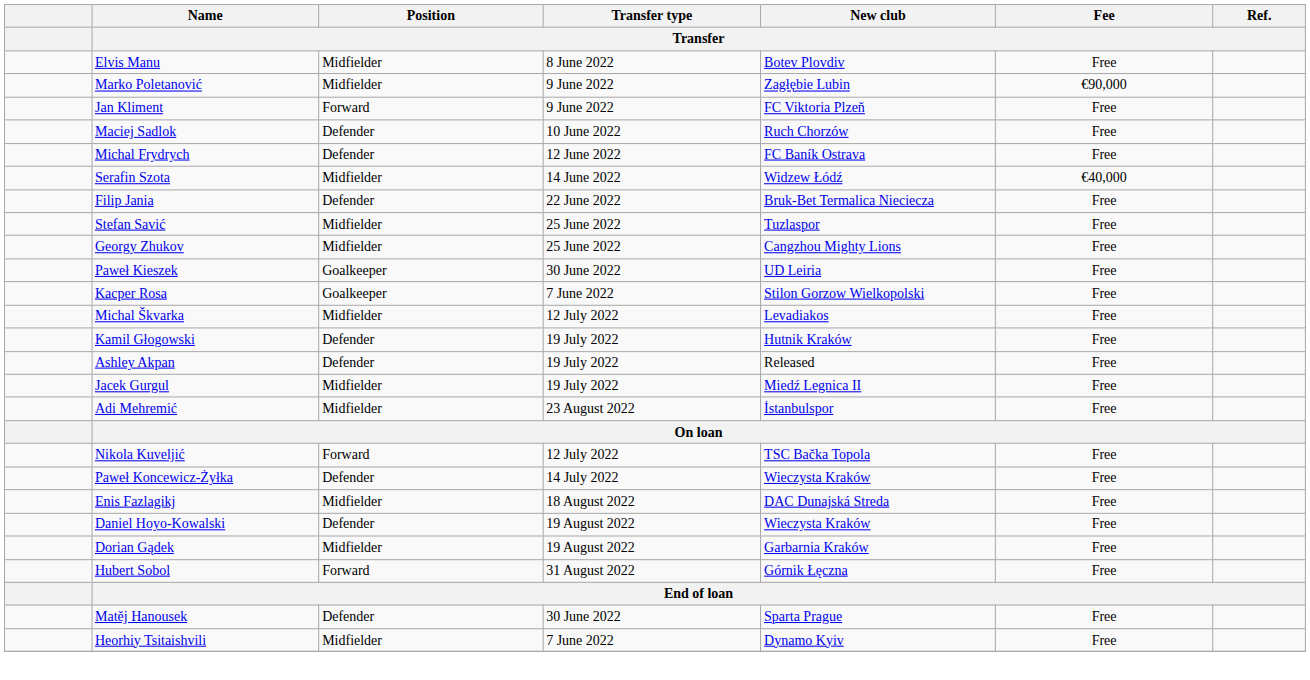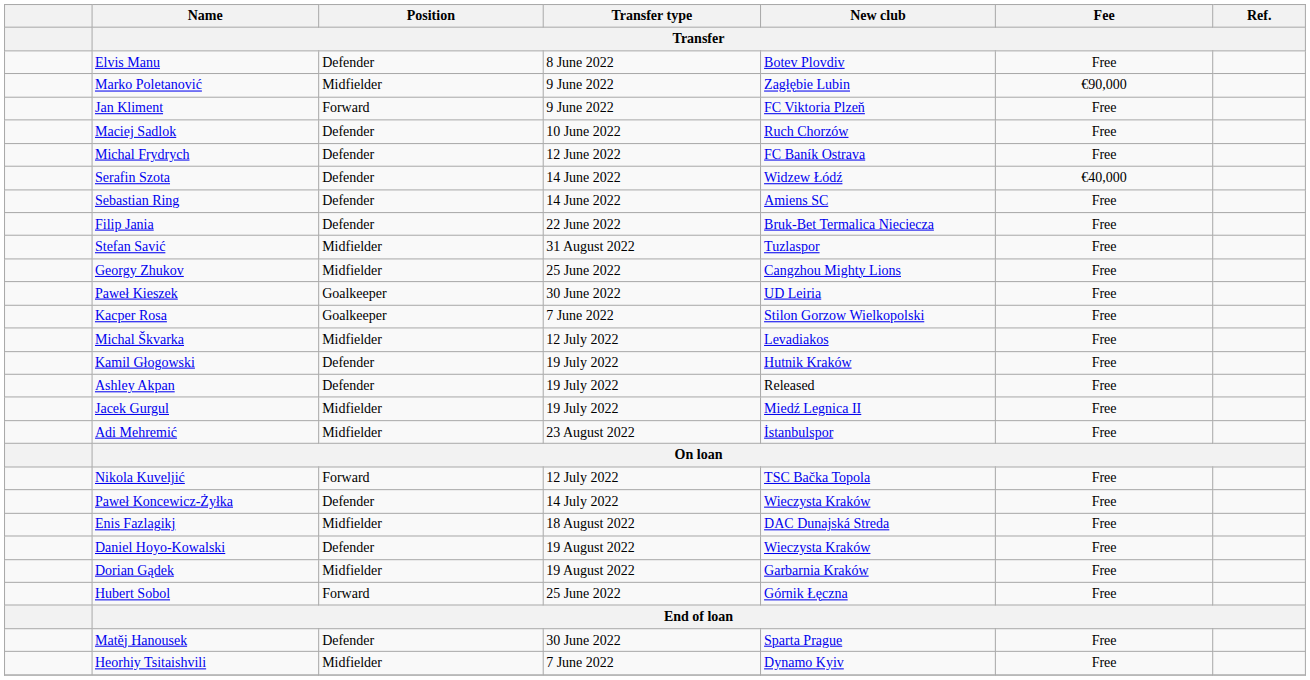(352, 61) Midfielder -> (348, 61) Defender
(352, 177) Midfielder -> (348, 177) Defender
+ row: (137, 200)
(584, 223) 25 June 2022 -> (591, 246) 31 August 2022
(591, 570) 31 August 2022 -> (584, 593) 25 June 2022
